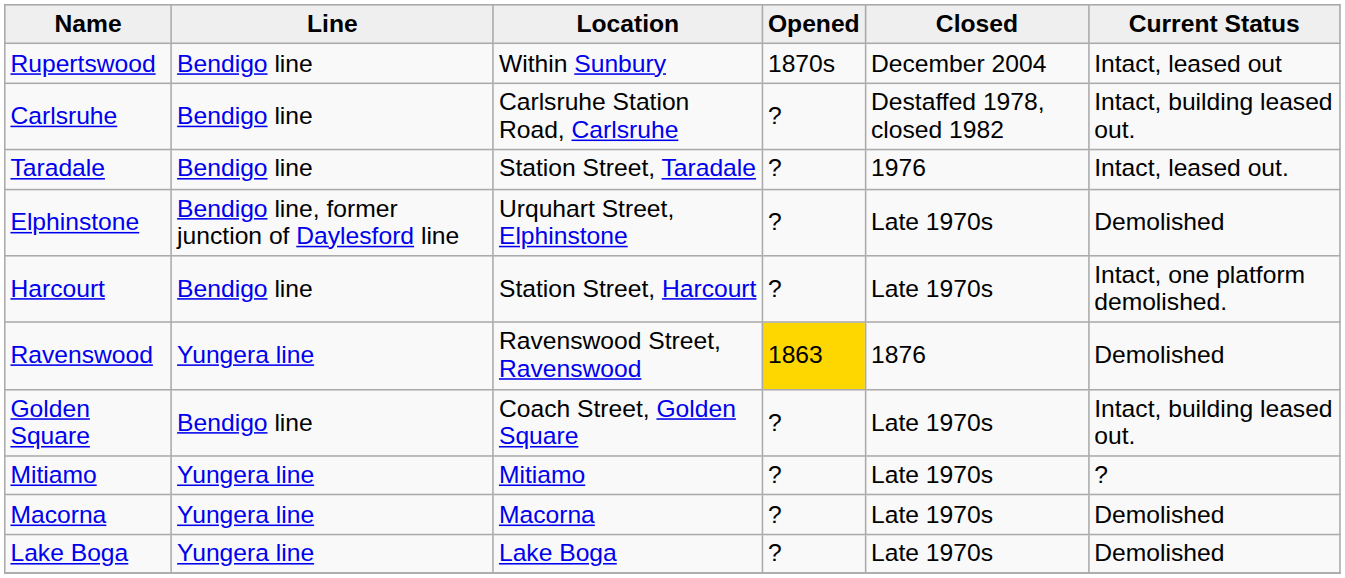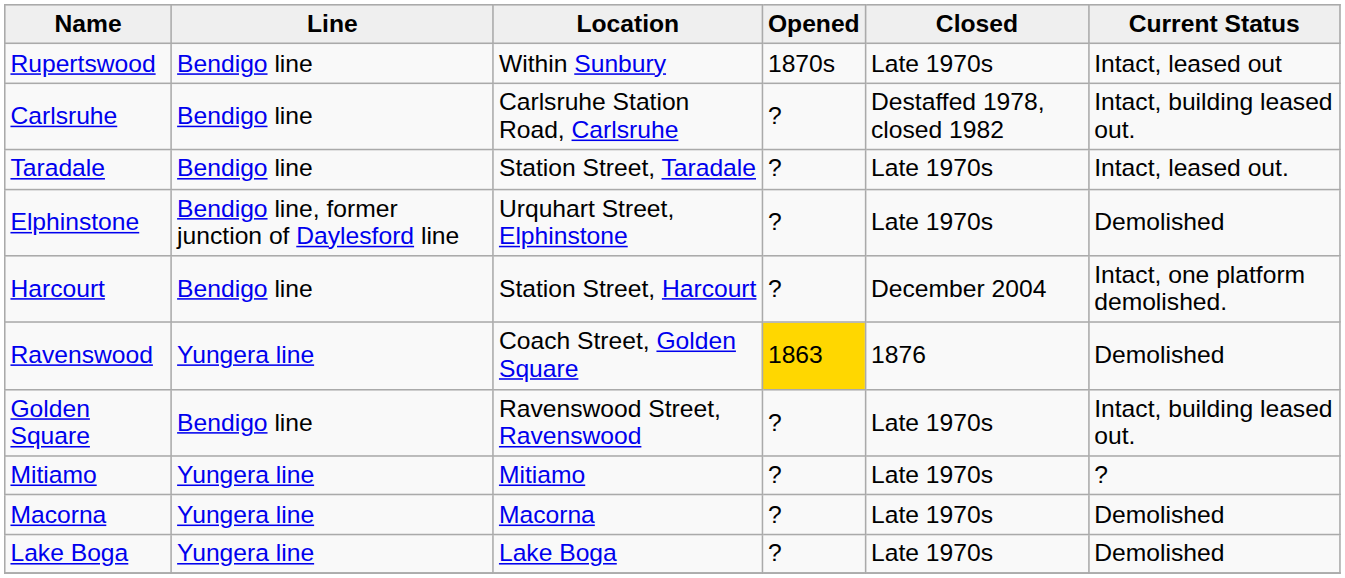(959, 63) December 2004 -> (932, 63) Late 1970s
(898, 168) 1976 -> (932, 168) Late 1970s
(932, 288) Late 1970s -> (959, 288) December 2004
(610, 355) Ravenswood Street, Ravenswood -> (617, 355) Coach Street, Golden Square
(617, 422) Coach Street, Golden Square -> (610, 422) Ravenswood Street, Ravenswood
